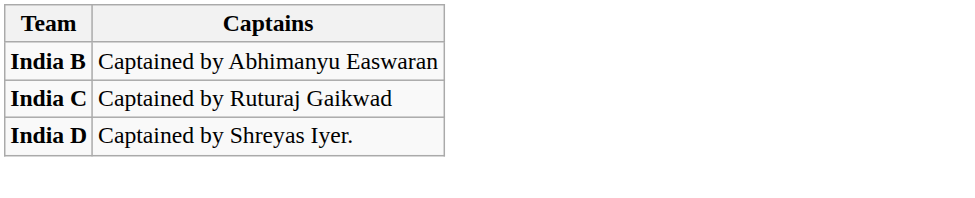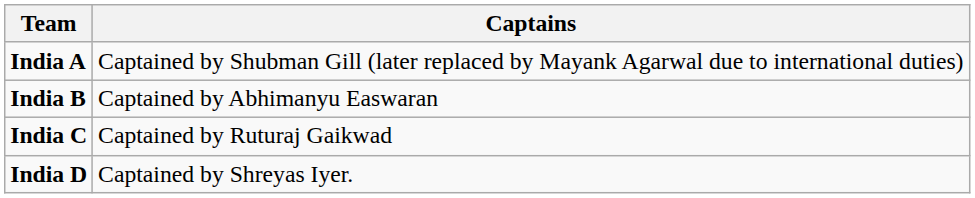+ row: (48, 60)
